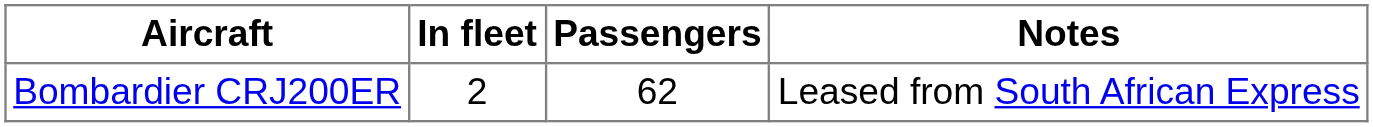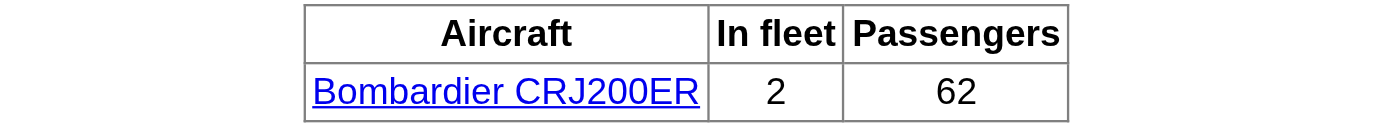- column: (1069, 33)
